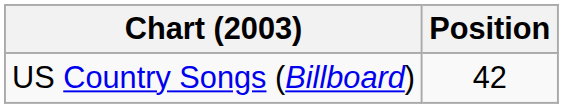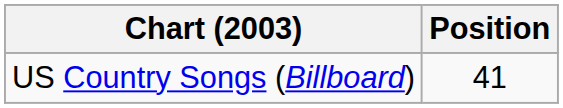(490, 77) 42 -> (490, 77) 41
